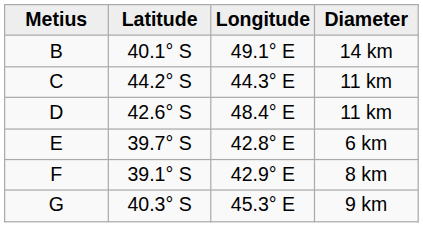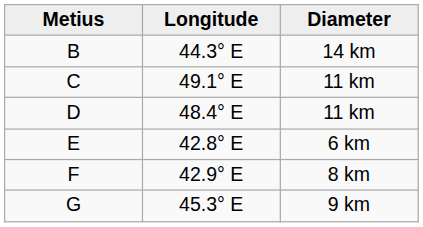- column: (160, 19)
(263, 50) 49.1° E -> (211, 50) 44.3° E
(263, 81) 44.3° E -> (211, 81) 49.1° E
